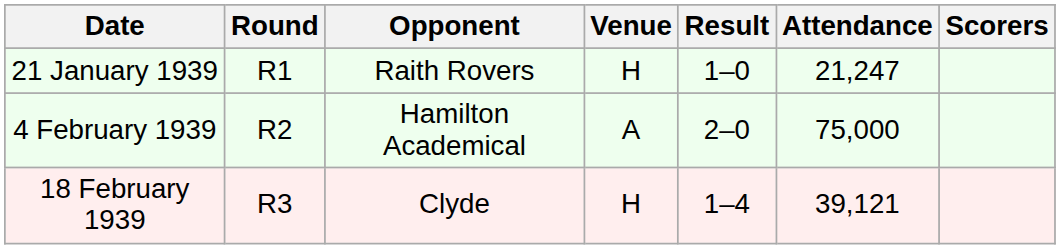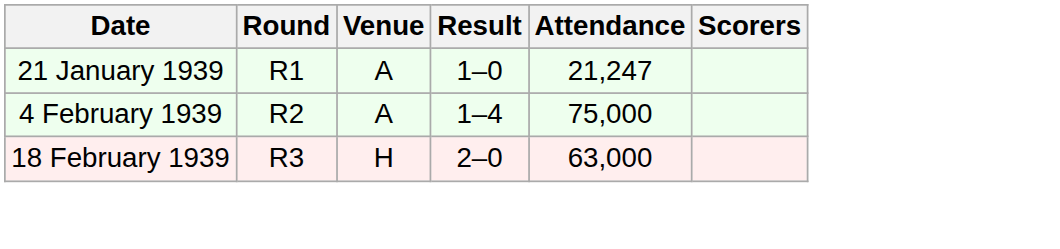- column: (454, 26)
(631, 70) H -> (384, 70) A
(727, 129) 2–0 -> (480, 114) 1–4
(727, 204) 1–4 -> (480, 158) 2–0
(857, 204) 39,121 -> (610, 158) 63,000
